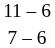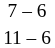rows swapped: (27, 11) <-> (27, 37)
